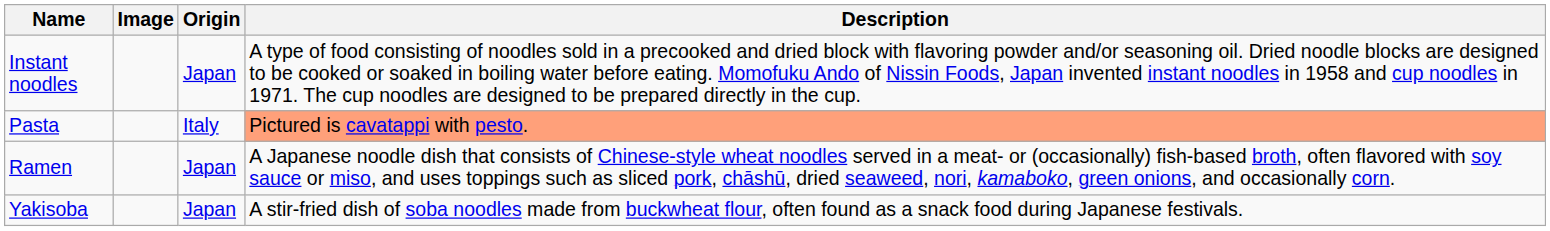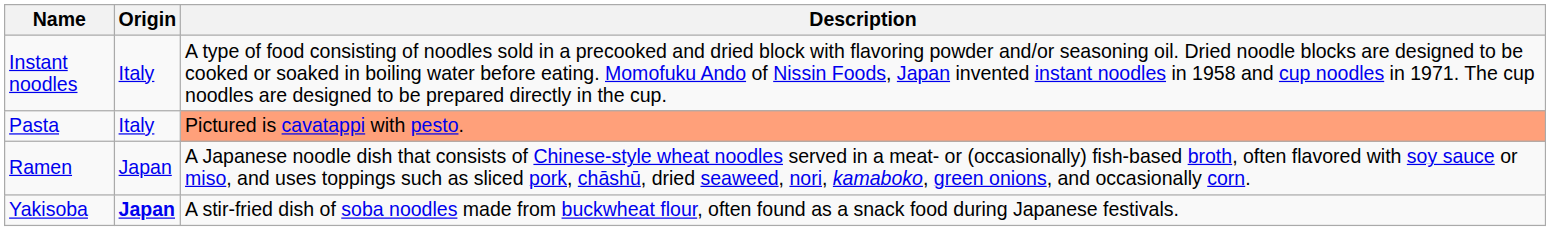- column: (146, 19)
(209, 72) Japan -> (136, 72) Italy
(209, 209) normal -> (147, 209) bold
